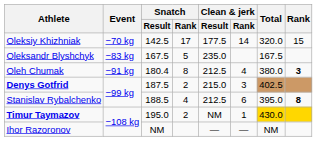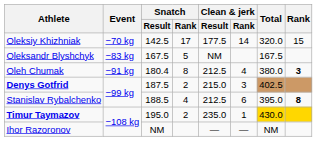(215, 56) 235.0 -> (215, 56) NM
(215, 115) NM -> (215, 115) 235.0
